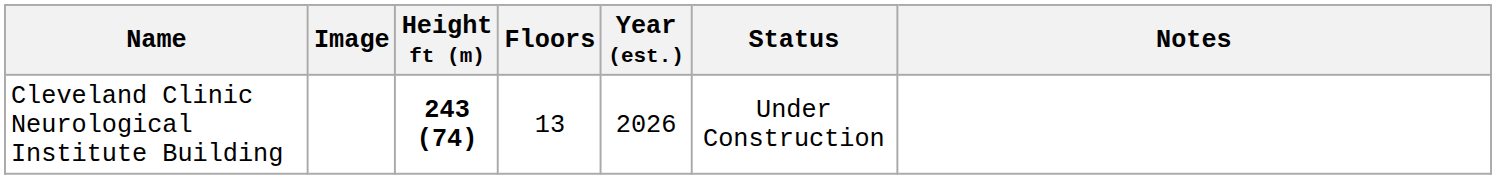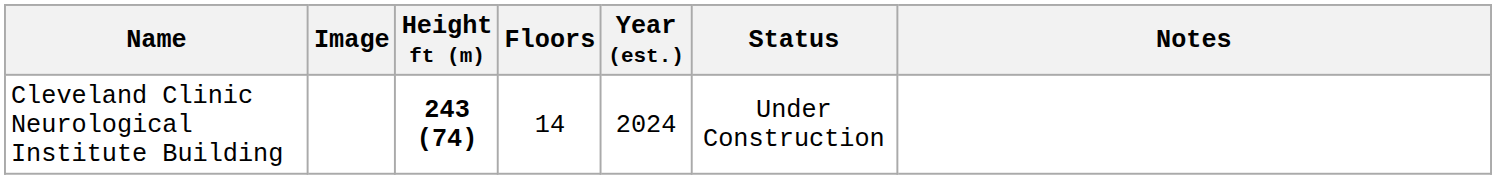(550, 125) 13 -> (550, 125) 14
(646, 125) 2026 -> (646, 125) 2024
